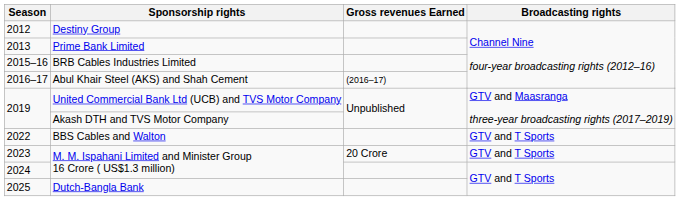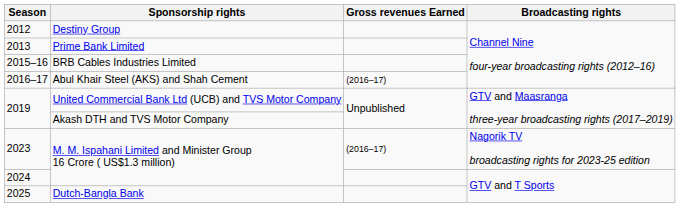- row: (19, 137)
(367, 153) 20 Crore -> (366, 149) (2016–17)
(512, 153) GTV and T Sports -> (560, 148) Nagorik TV broadcasting rights for 2023-25 edition
